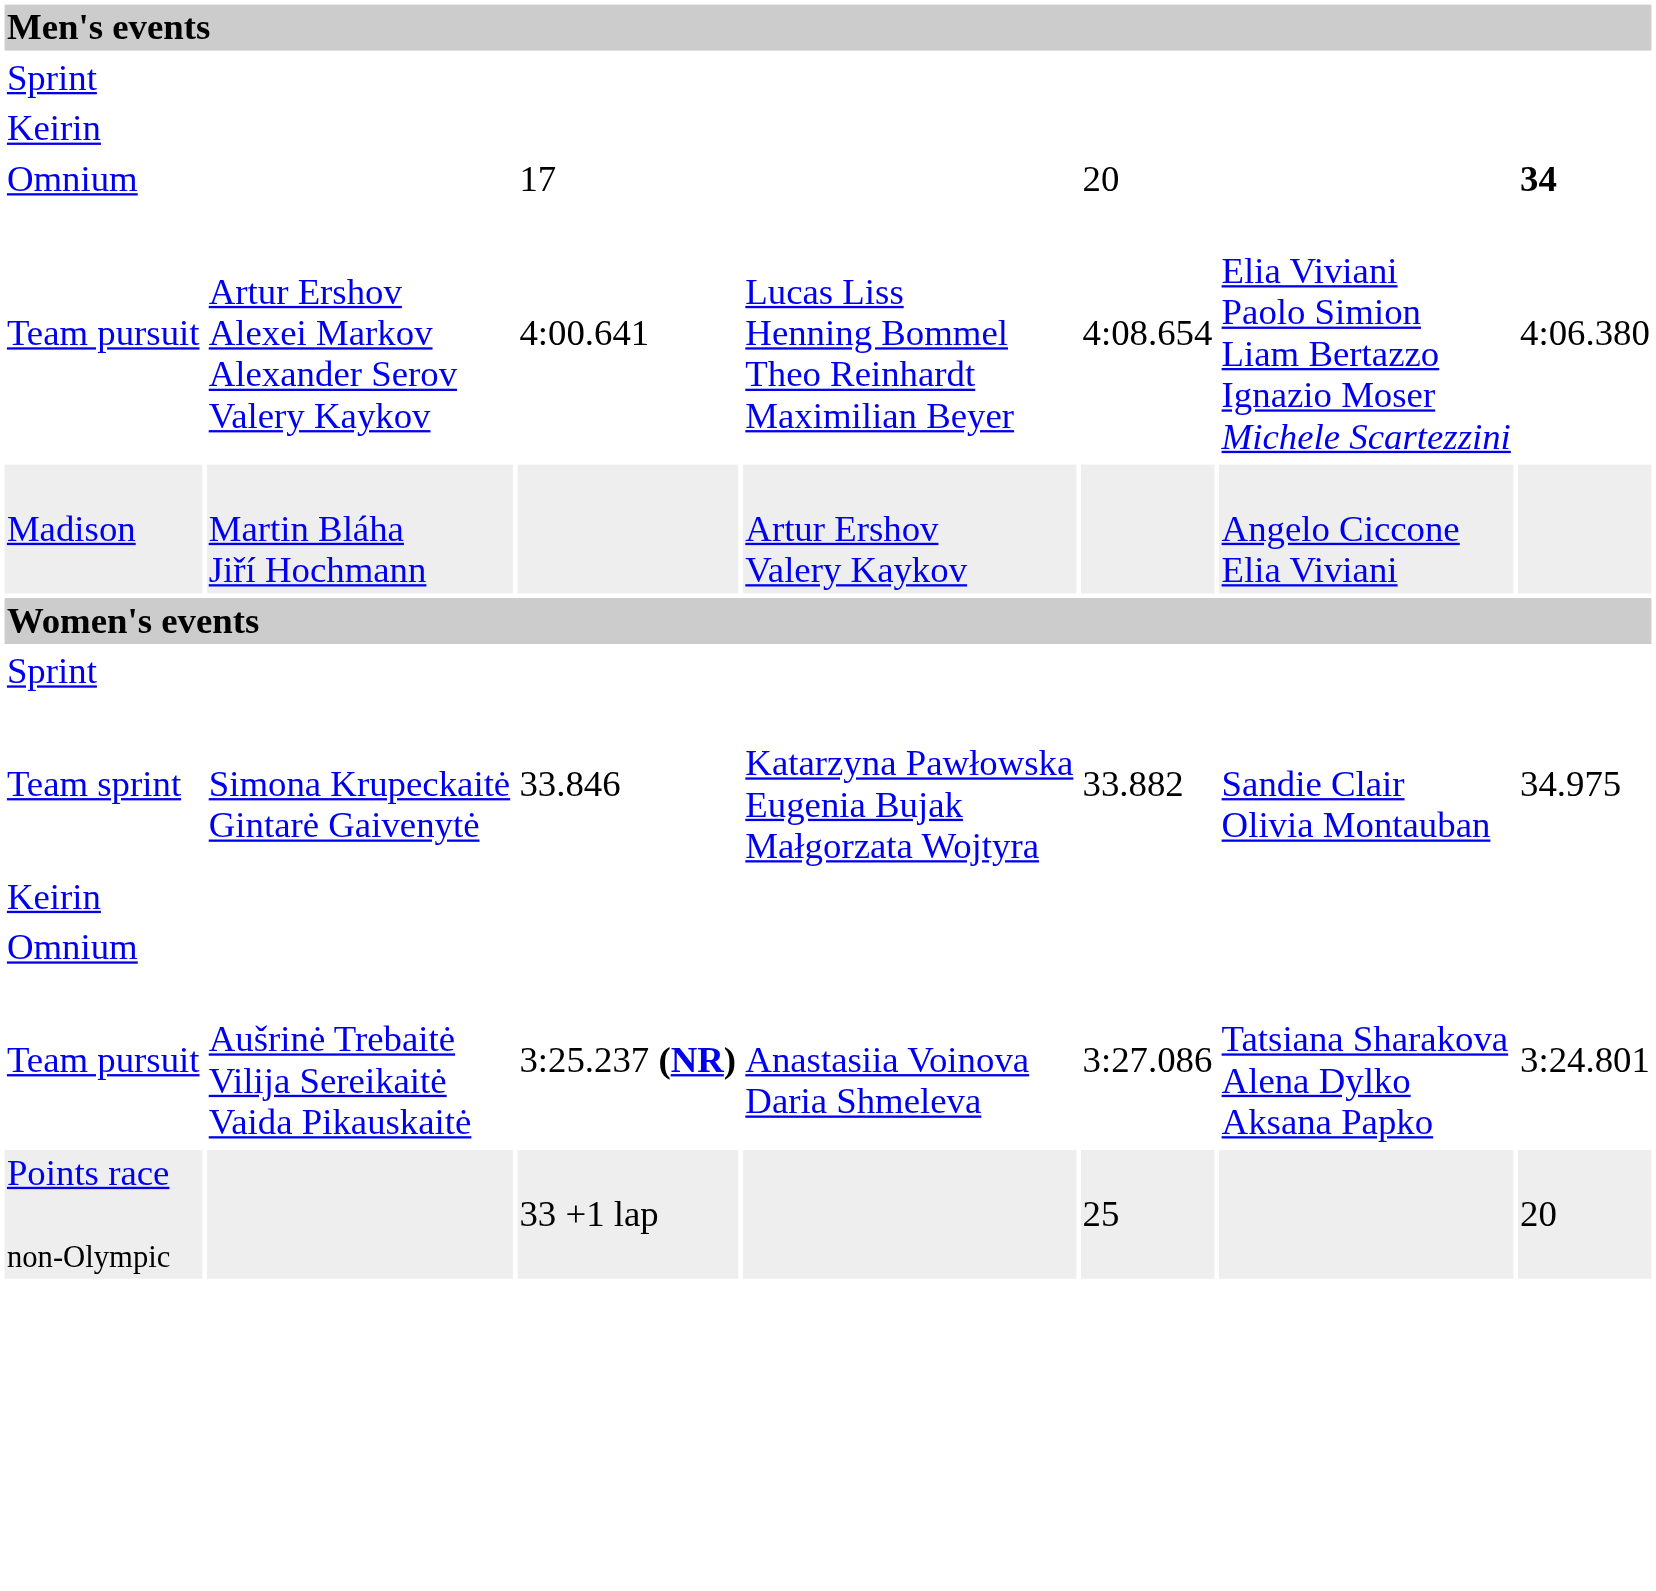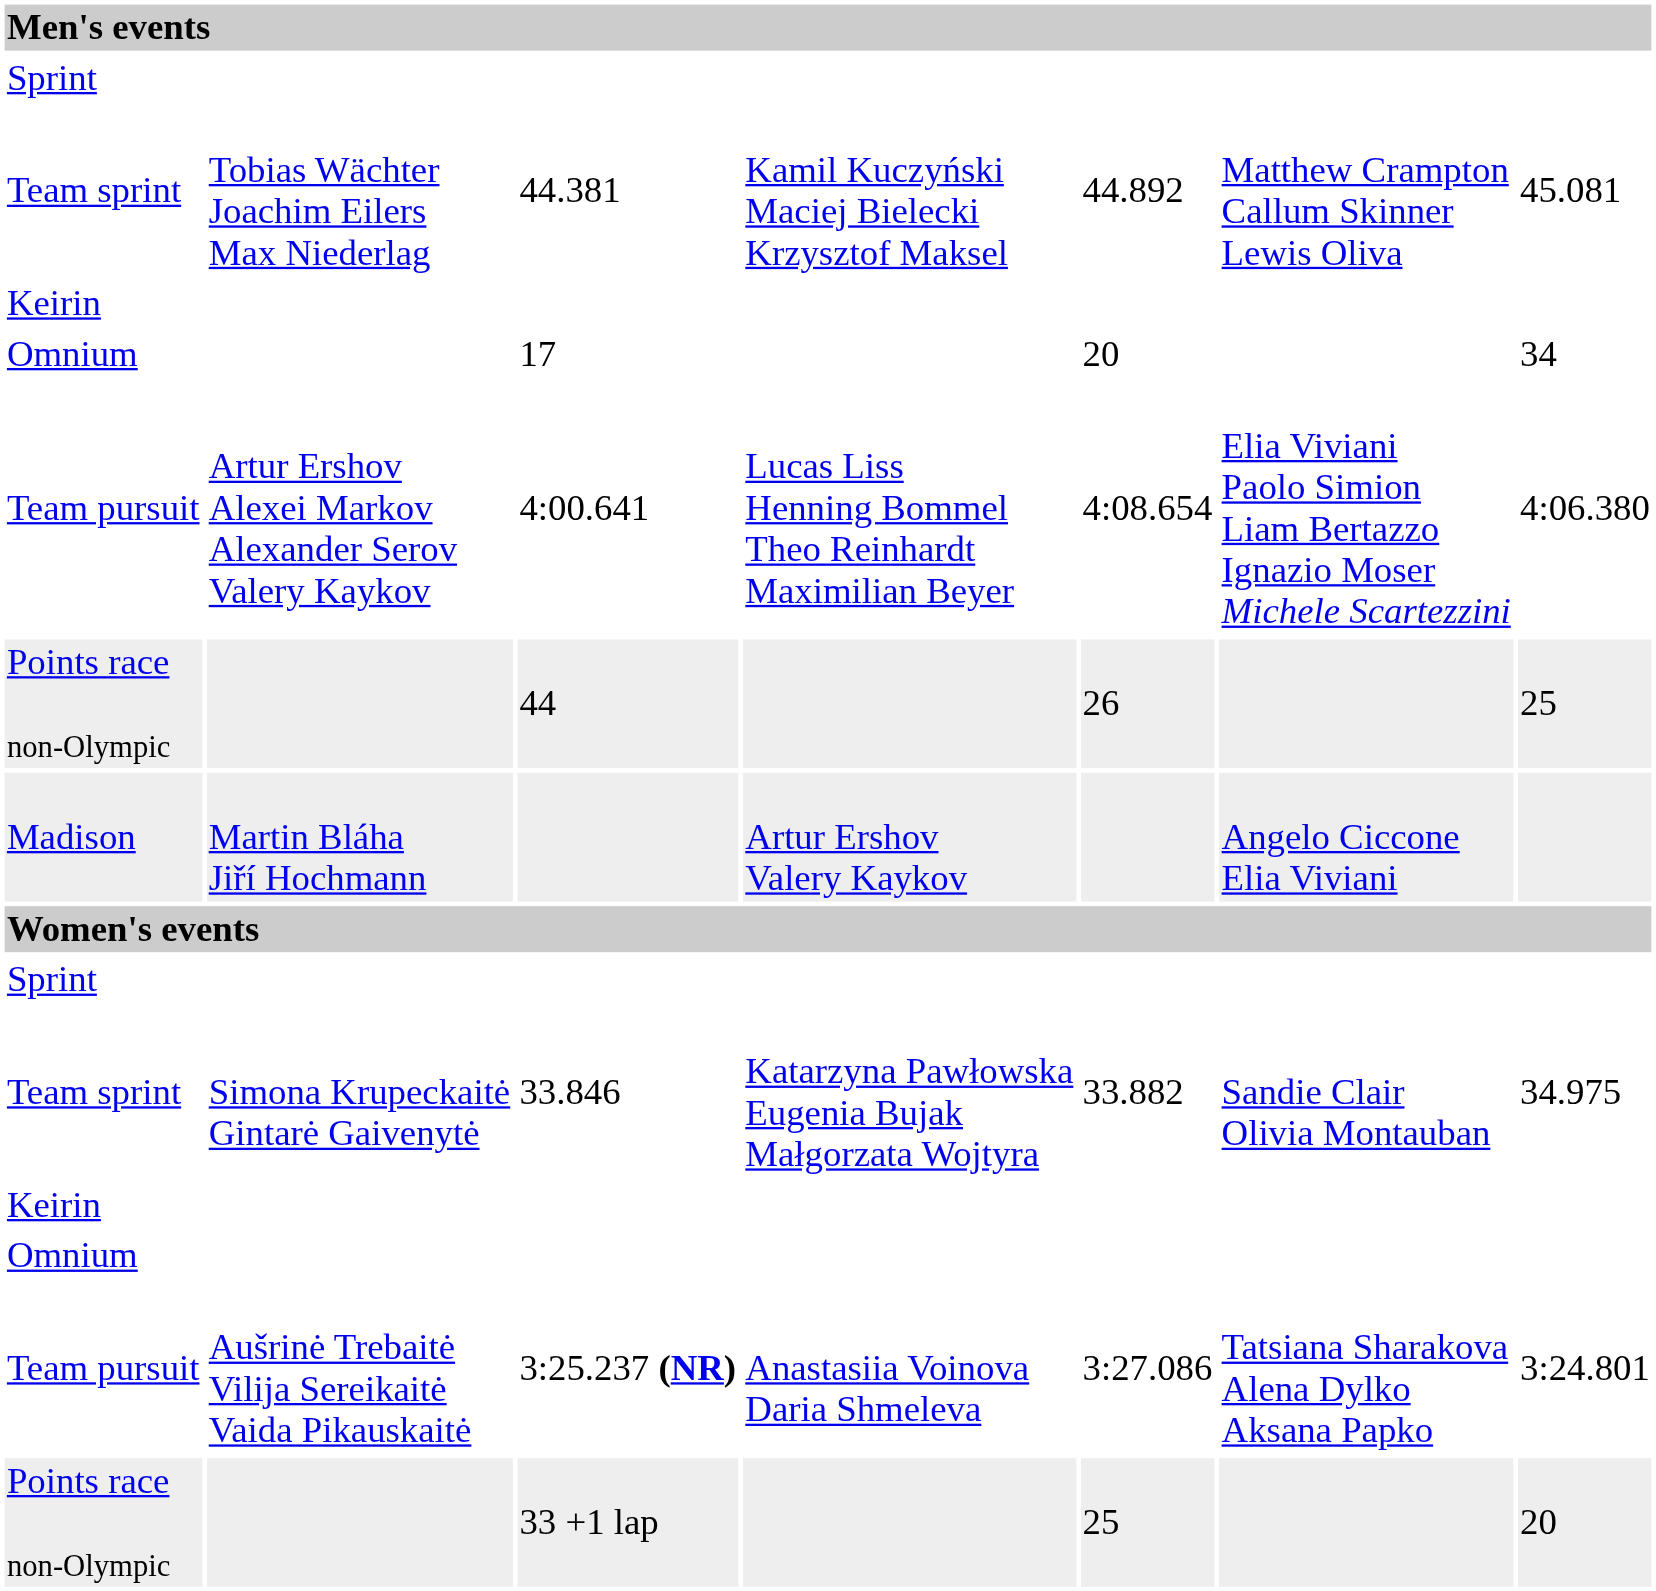+ row: (94, 190)
(1538, 178) bold -> (1538, 353) normal
+ row: (89, 703)
